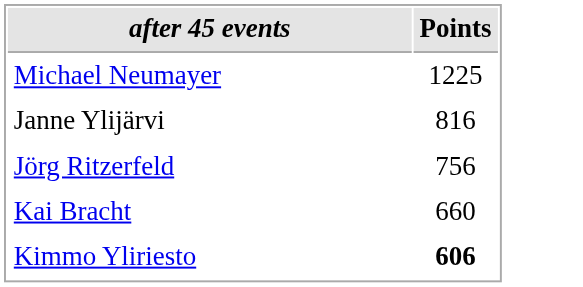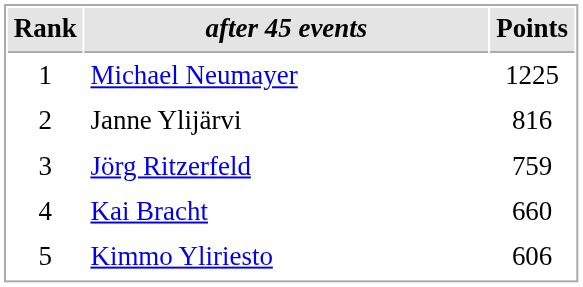+ column: (45, 28)
(455, 166) 756 -> (532, 166) 759
(455, 256) bold -> (532, 256) normal
